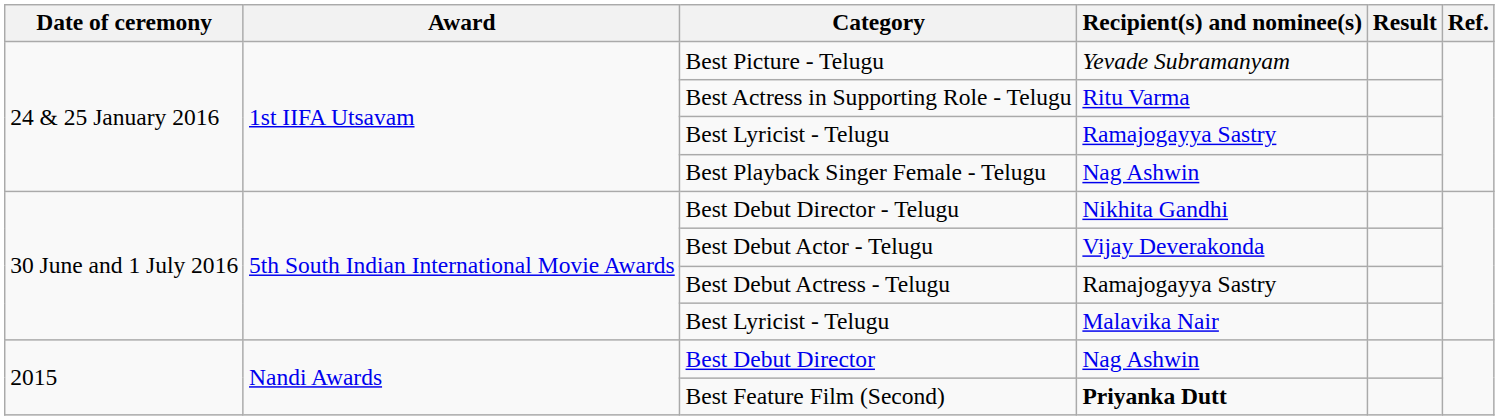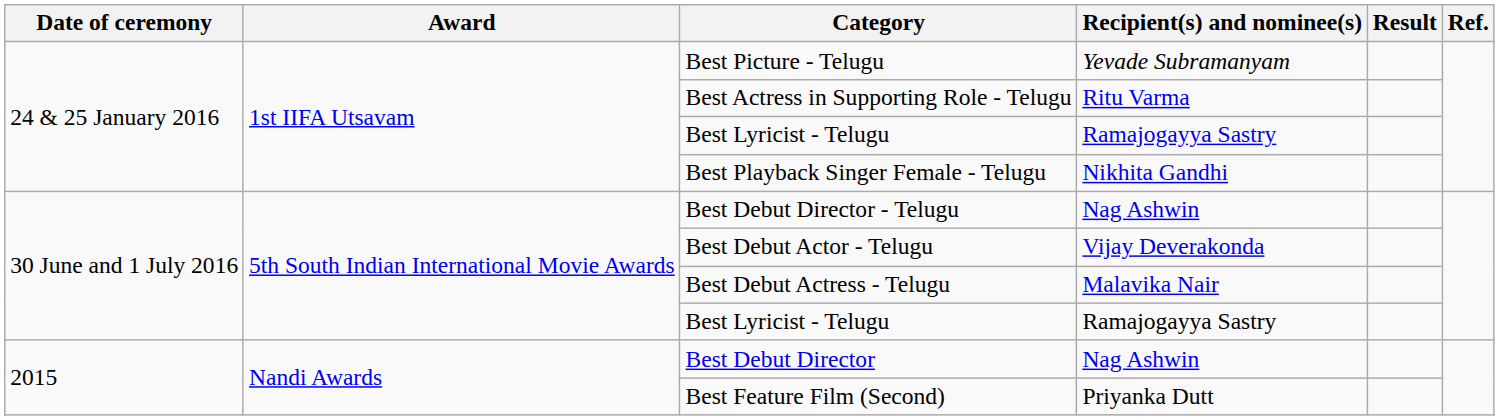(1141, 172) Nag Ashwin -> (1155, 172) Nikhita Gandhi
(1155, 209) Nikhita Gandhi -> (1141, 209) Nag Ashwin
(1179, 284) Ramajogayya Sastry -> (1151, 284) Malavika Nair
(1151, 321) Malavika Nair -> (1179, 321) Ramajogayya Sastry
(1155, 396) bold -> (1148, 396) normal
